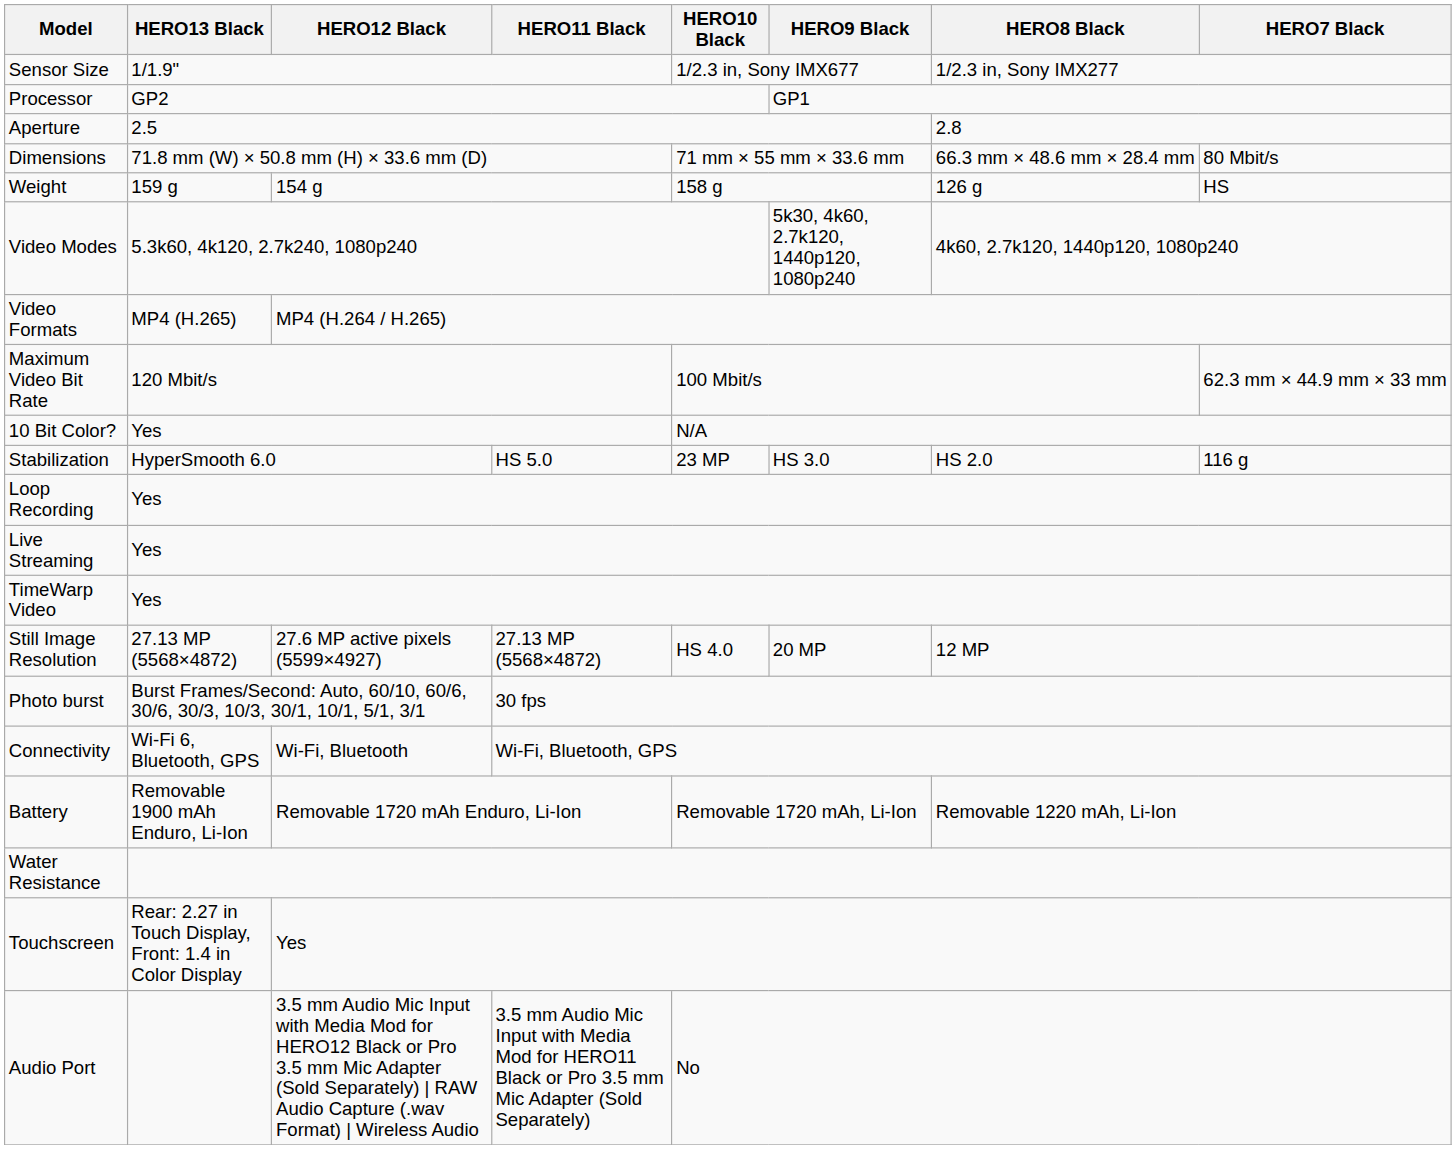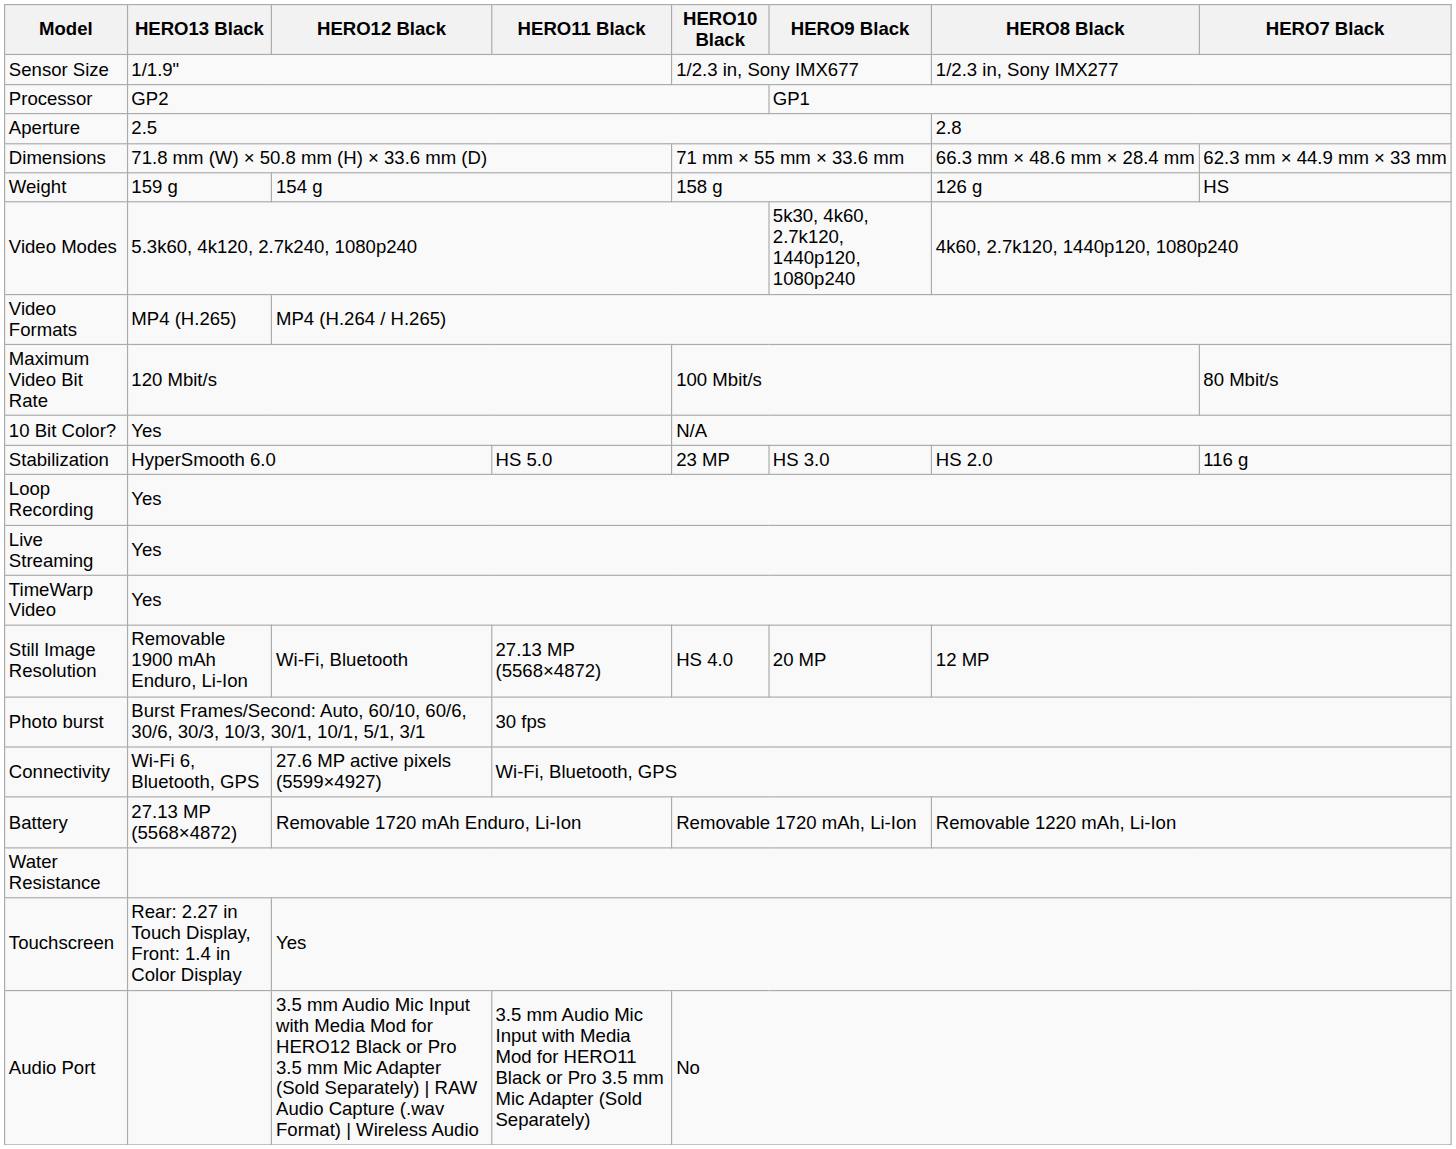(1241, 157) 80 Mbit/s -> (1325, 157) 62.3 mm × 44.9 mm × 33 mm
(1325, 379) 62.3 mm × 44.9 mm × 33 mm -> (1241, 379) 80 Mbit/s
(184, 650) 27.13 MP (5568×4872) -> (190, 660) Removable 1900 mAh Enduro, Li-Ion
(364, 650) 27.6 MP active pixels (5599×4927) -> (342, 660) Wi-Fi, Bluetooth
(342, 751) Wi-Fi, Bluetooth -> (364, 772) 27.6 MP active pixels (5599×4927)
(190, 811) Removable 1900 mAh Enduro, Li-Ion -> (184, 822) 27.13 MP (5568×4872)
